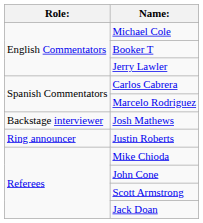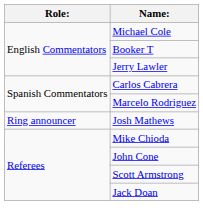(55, 120) Backstage interviewer -> (41, 120) Ring announcer
- row: (143, 138)
